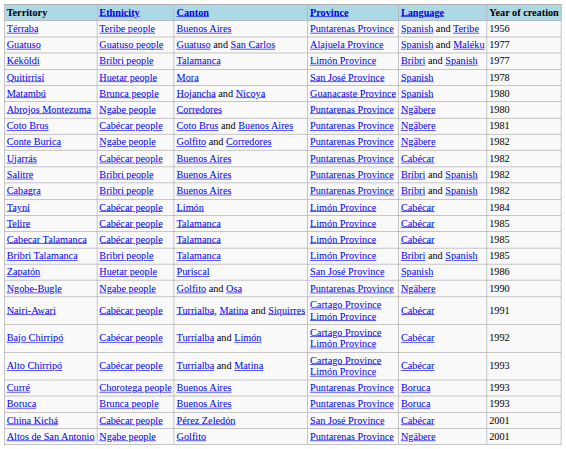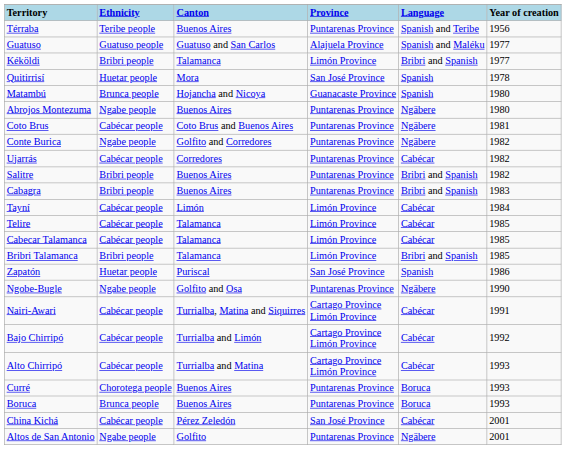(199, 110) Corredores -> (204, 110) Buenos Aires
(204, 158) Buenos Aires -> (199, 158) Corredores
(499, 191) 1982 -> (499, 191) 1983
